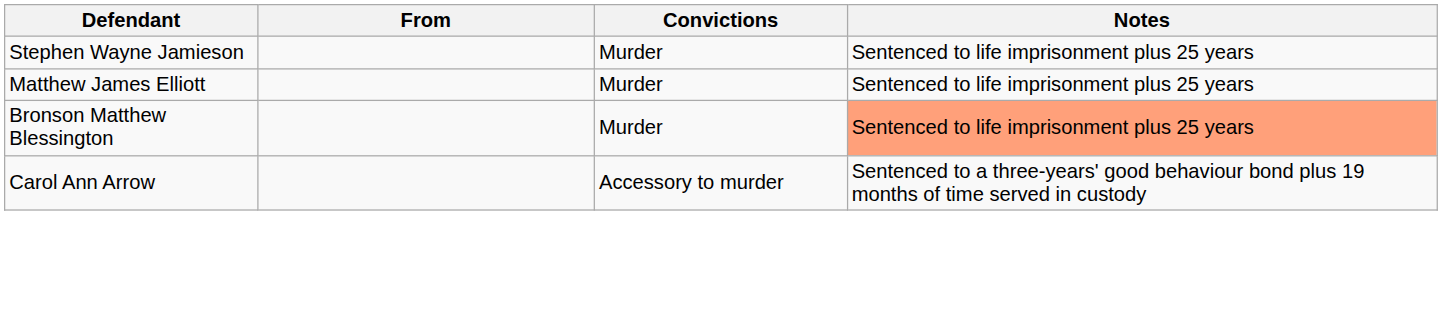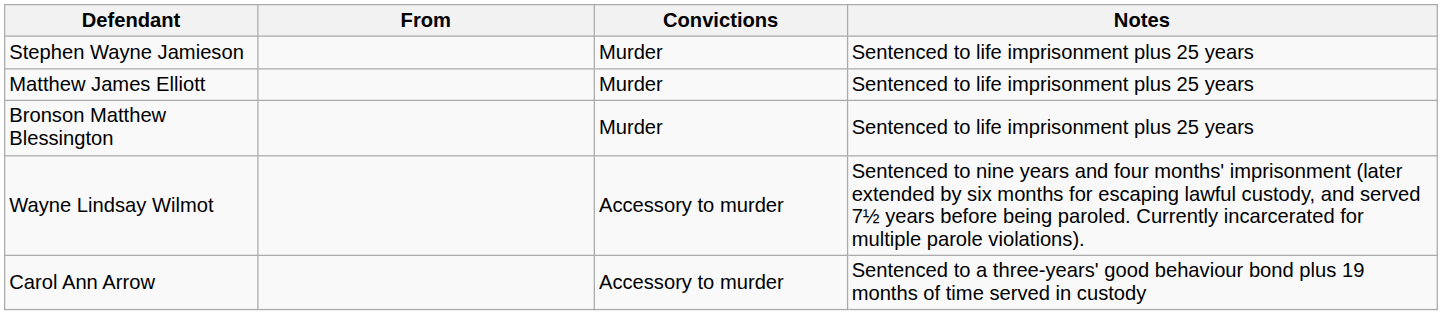(1053, 127) lightsalmon background -> (1053, 127) no background
+ row: (111, 205)
